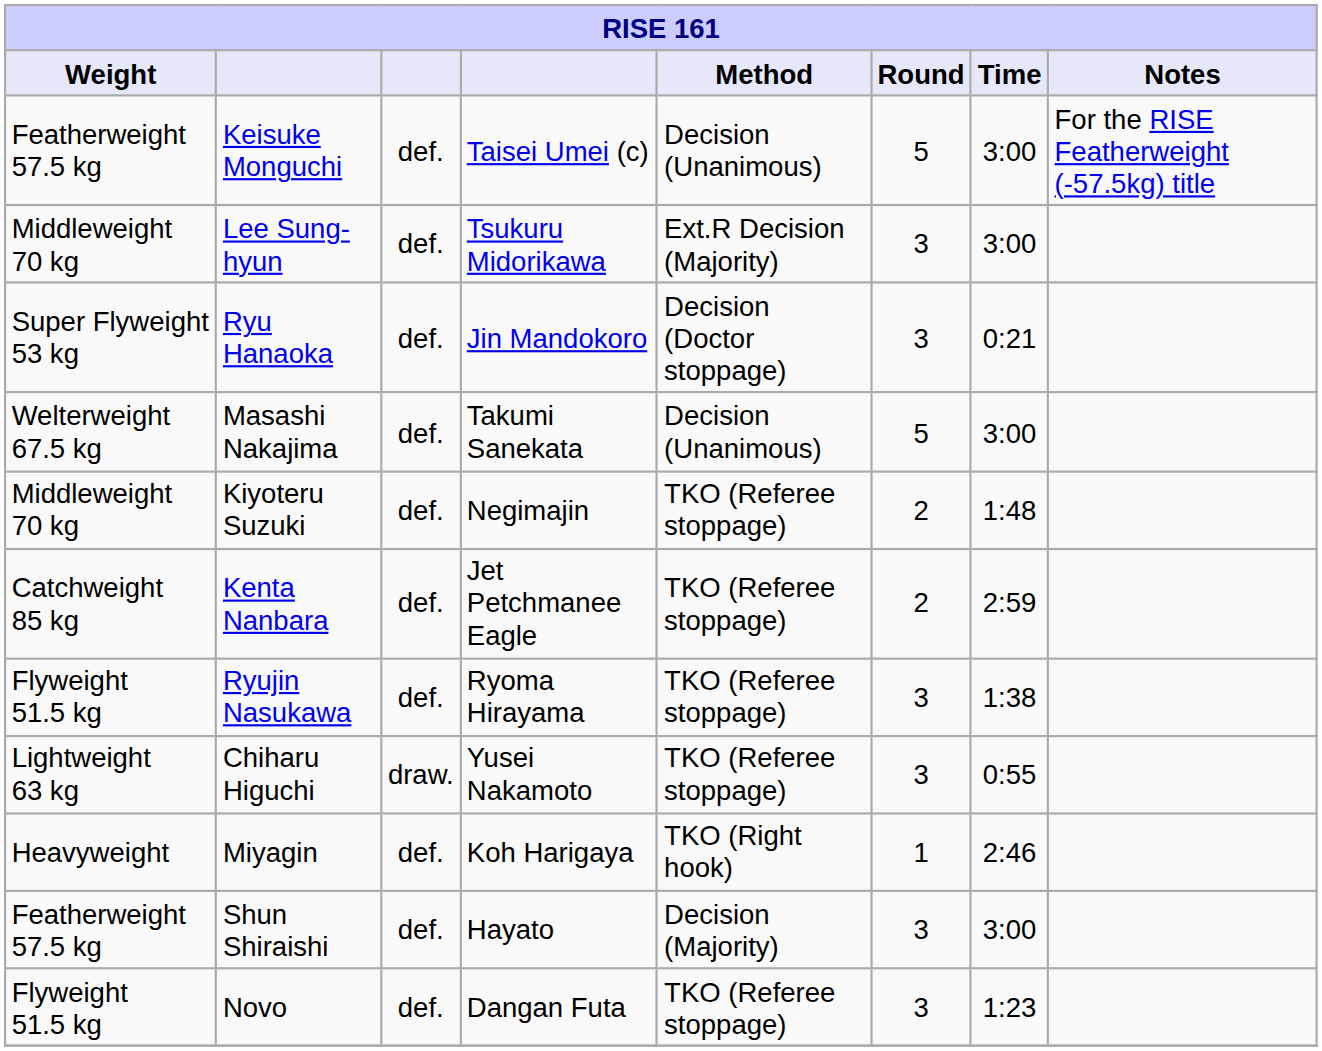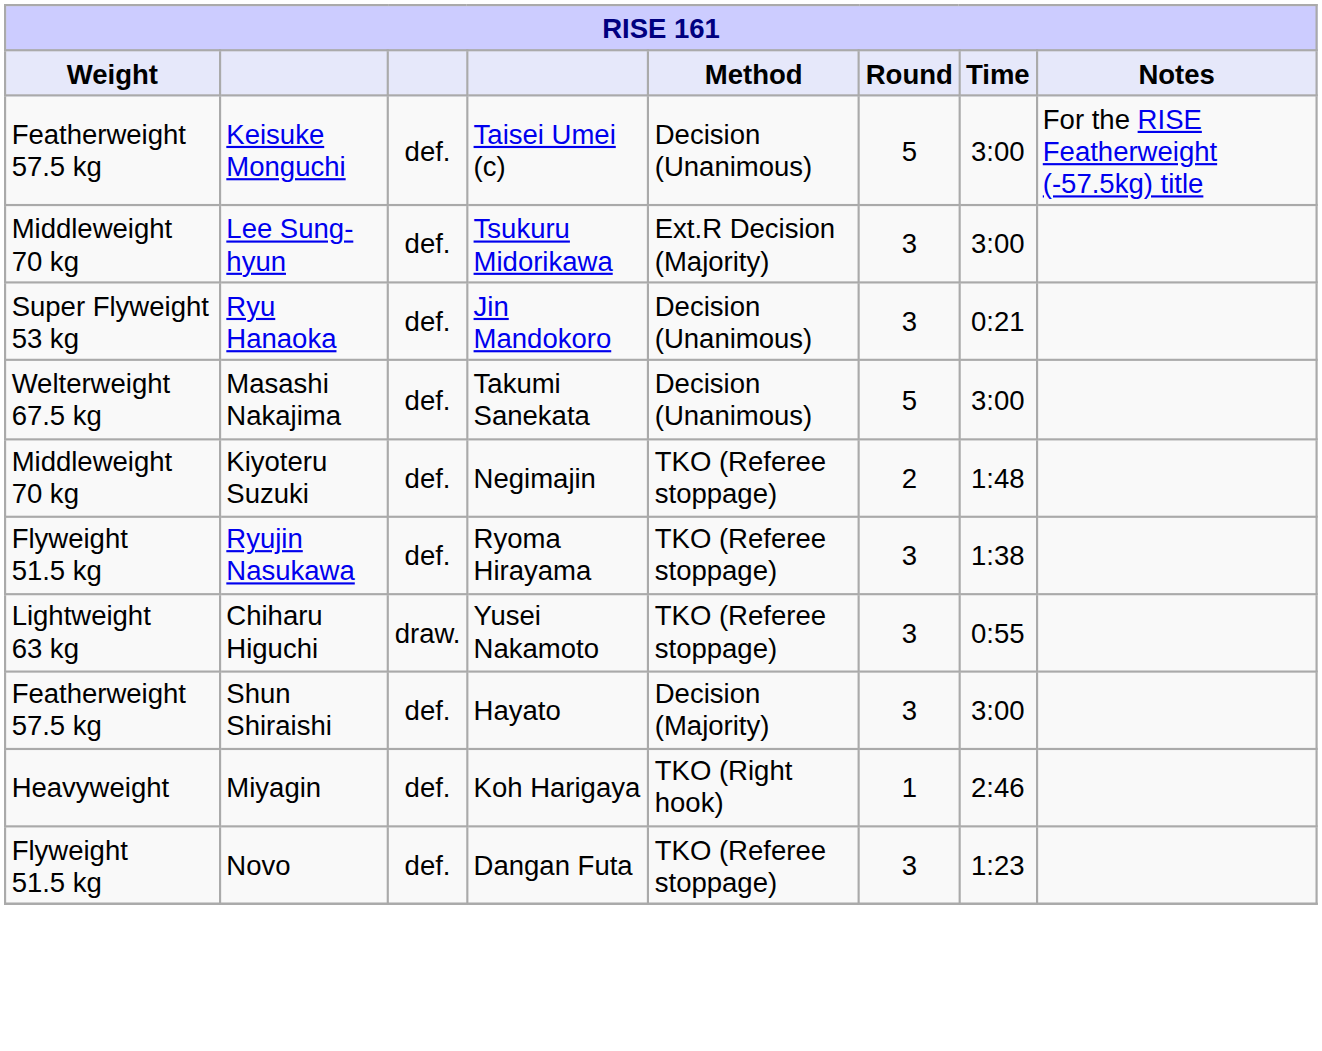(725, 338) Decision (Doctor stoppage) -> (734, 322) Decision (Unanimous)
- row: (276, 603)
rows swapped: (270, 852) <-> (276, 930)
